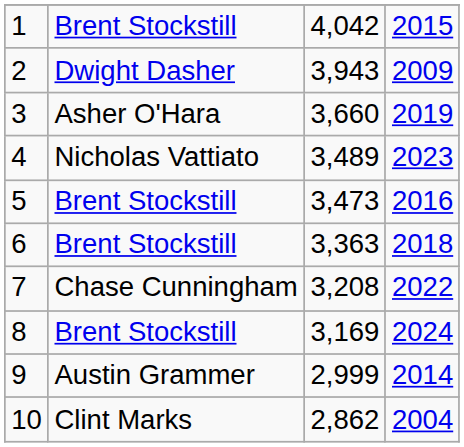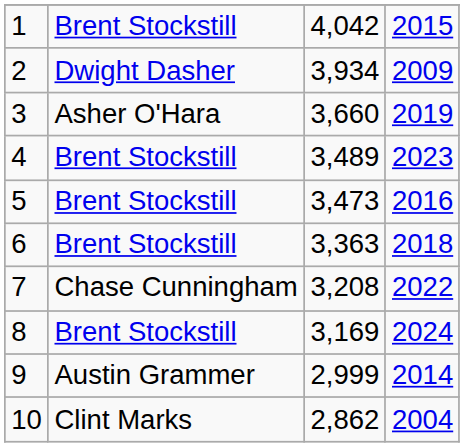(345, 69) 3,943 -> (345, 69) 3,934
(157, 157) Nicholas Vattiato -> (145, 157) Brent Stockstill
